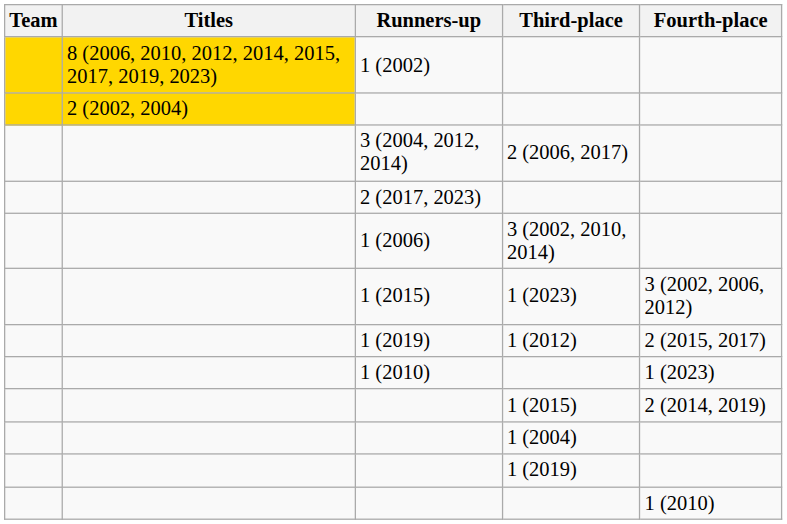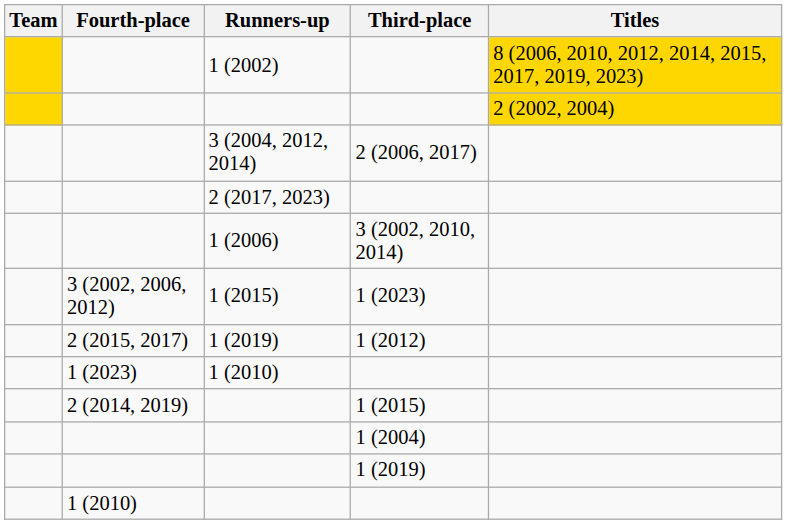columns swapped: (209, 20) <-> (711, 20)
